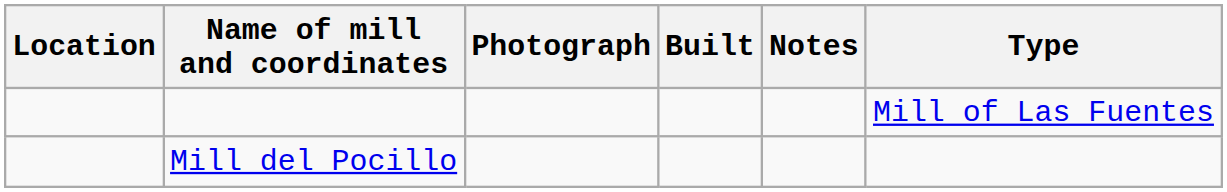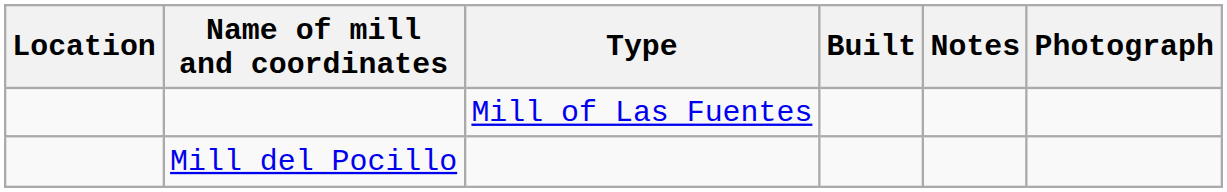columns swapped: (1043, 47) <-> (561, 47)
